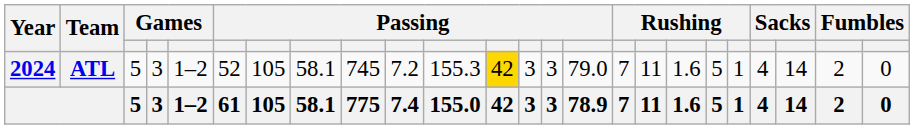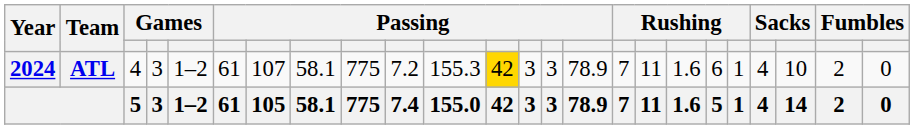(135, 69) 5 -> (135, 69) 4
(229, 69) 52 -> (229, 69) 61
(268, 69) 105 -> (268, 69) 107
(363, 69) 745 -> (363, 69) 775
(588, 69) 79.0 -> (588, 69) 78.9
(717, 69) 5 -> (717, 69) 6
(796, 69) 14 -> (796, 69) 10
